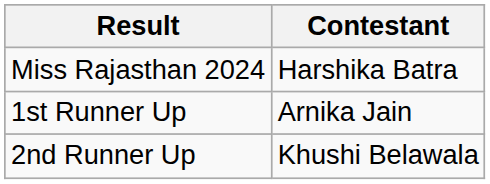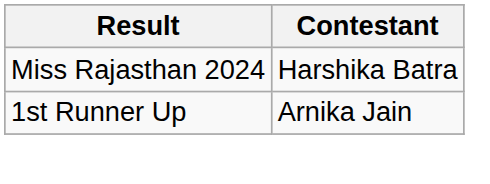- row: (103, 155)
